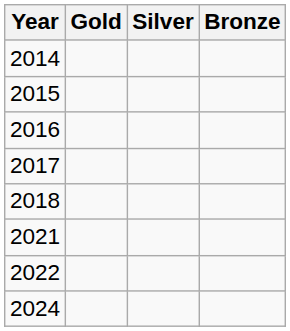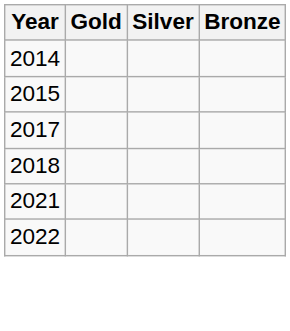- row: (35, 129)
- row: (35, 308)
